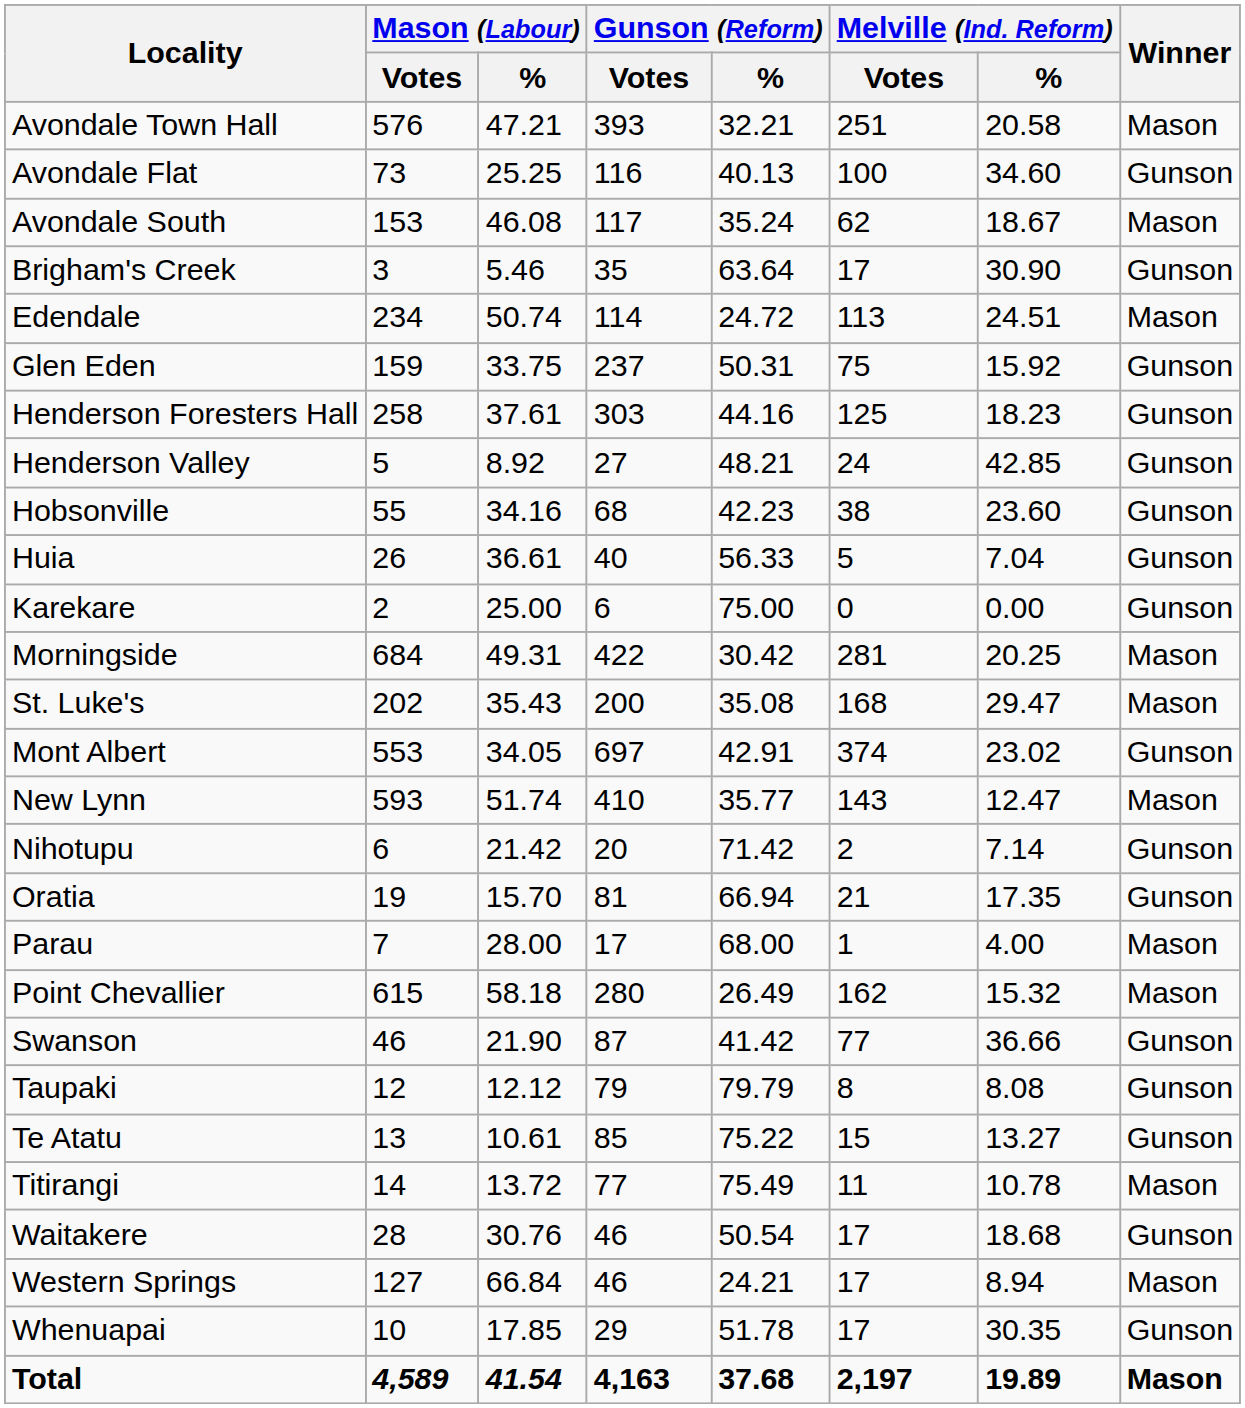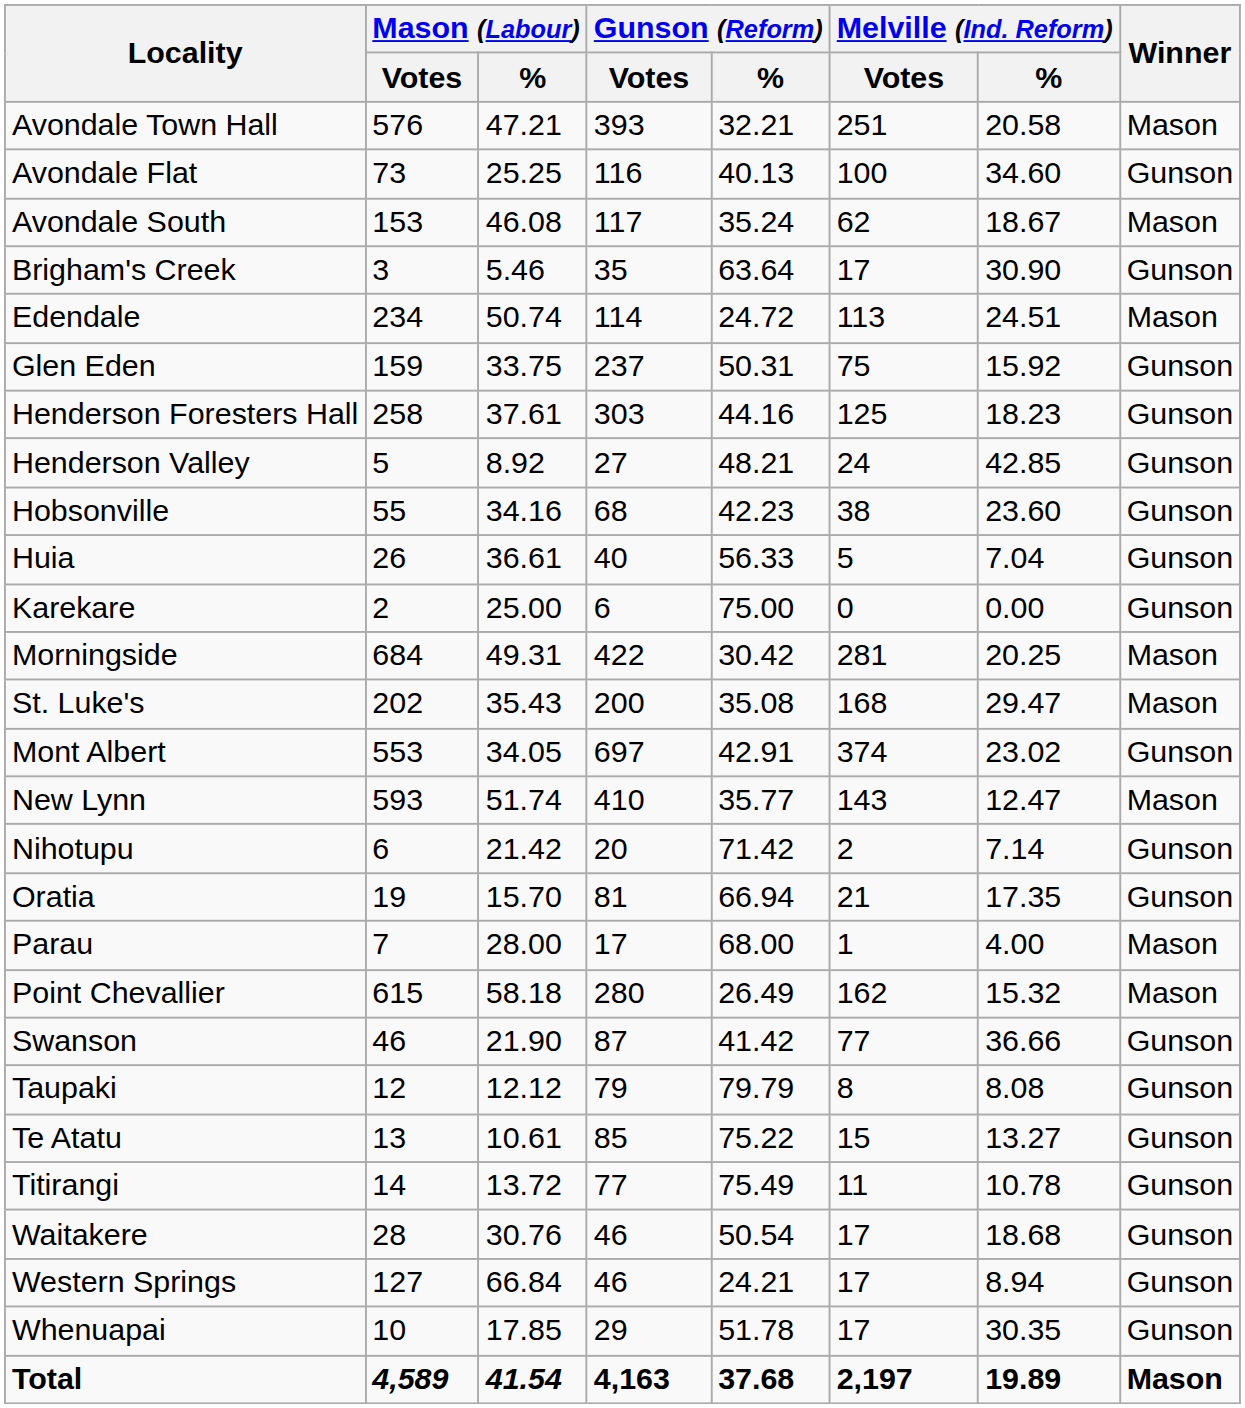(1172, 1185) Mason -> (1180, 1185) Gunson
(1172, 1282) Mason -> (1180, 1282) Gunson
